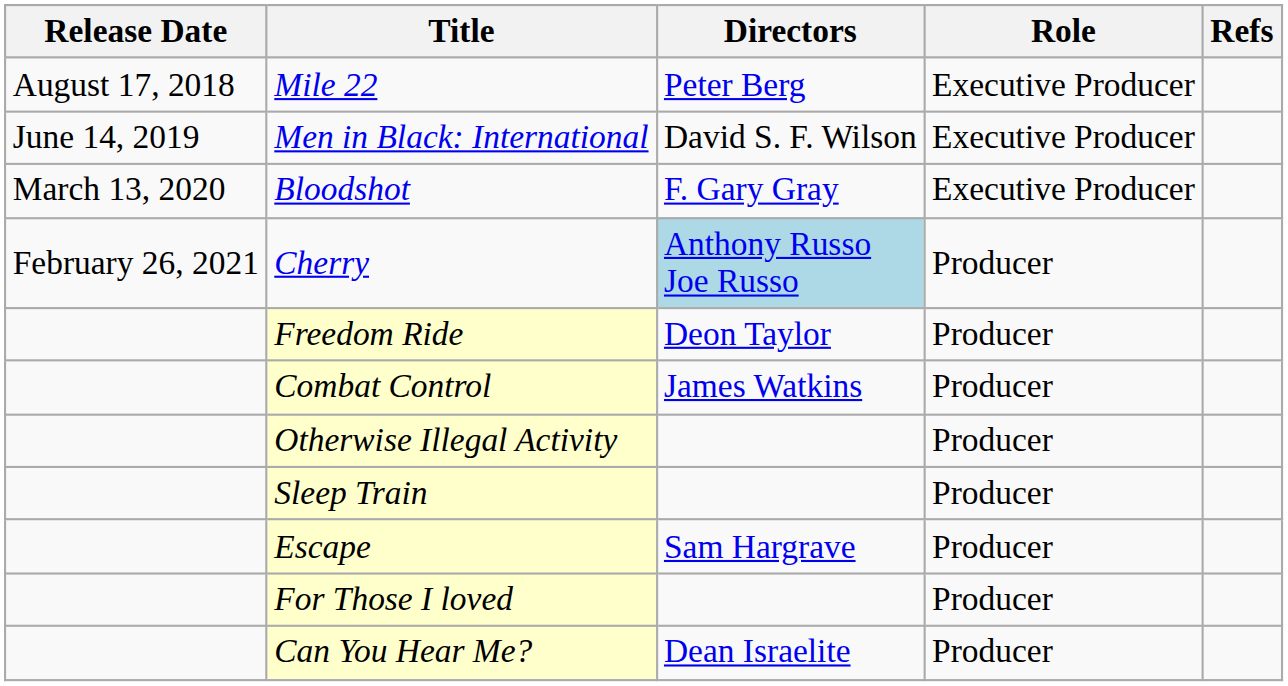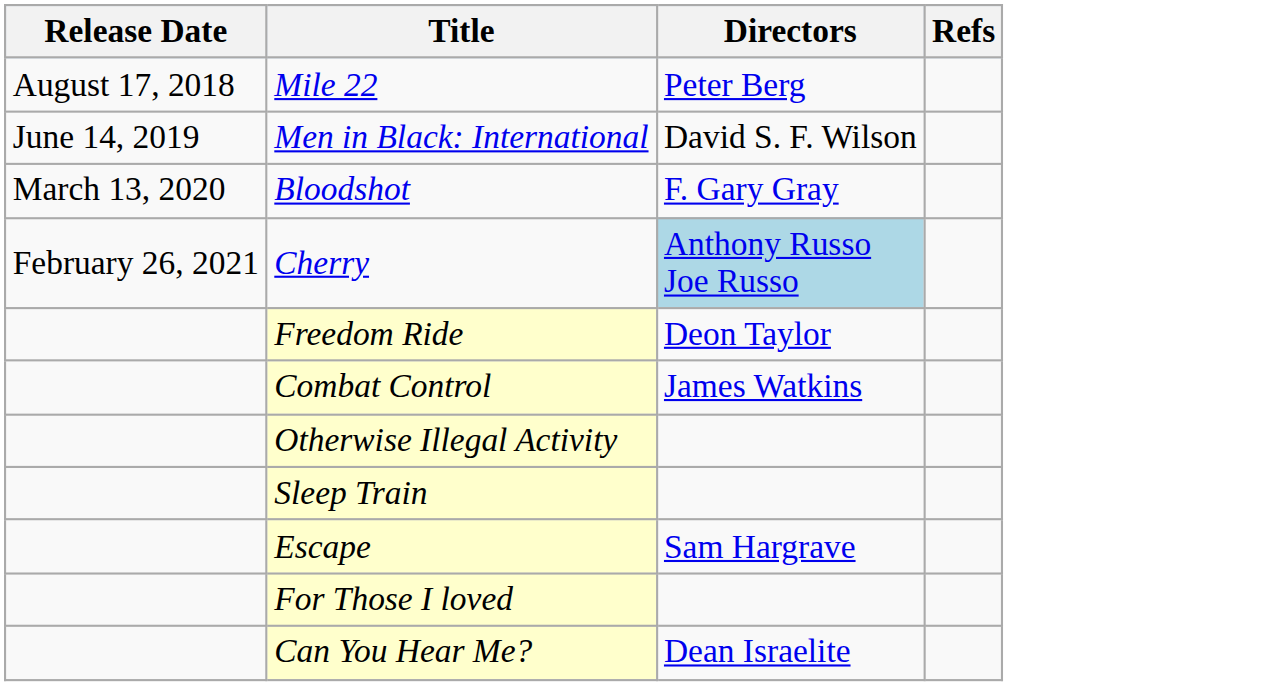- column: (1063, 31)
